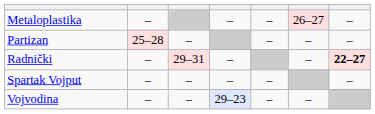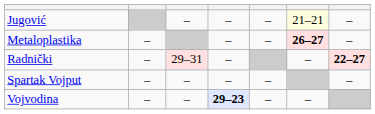+ row: (27, 20)
(308, 20) normal -> (308, 39) bold
- row: (28, 39)
(230, 99) normal -> (228, 99) bold
